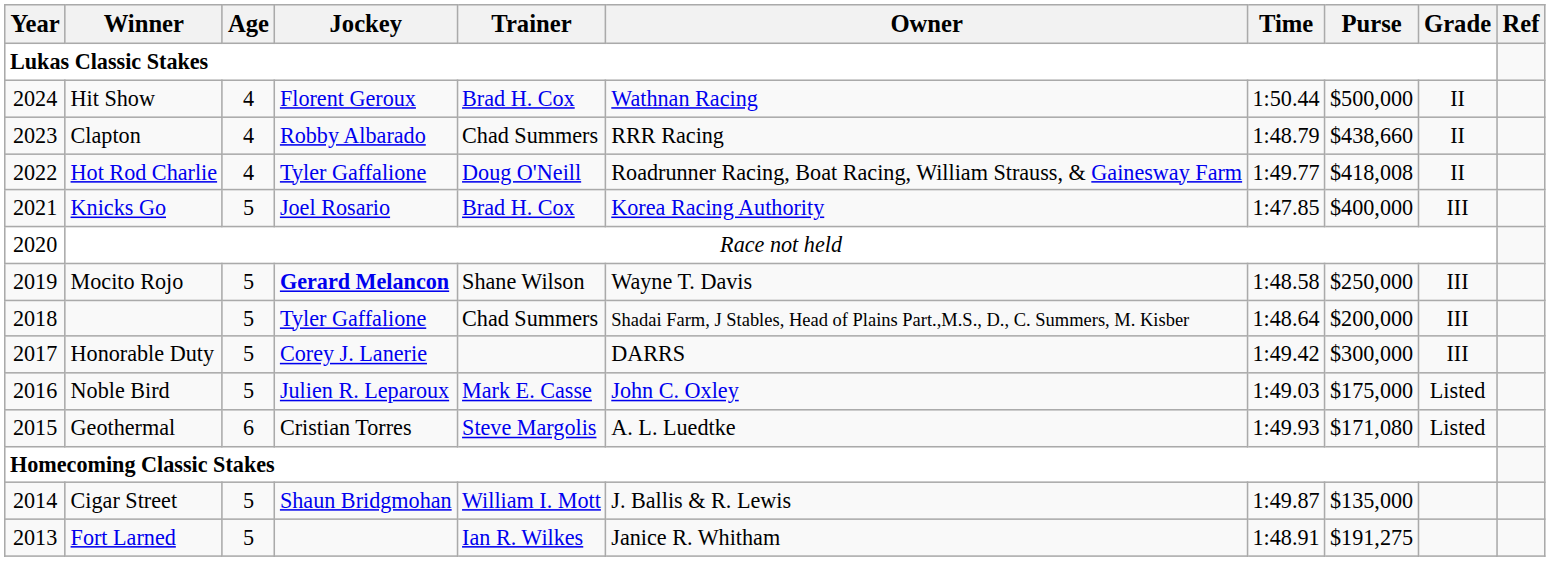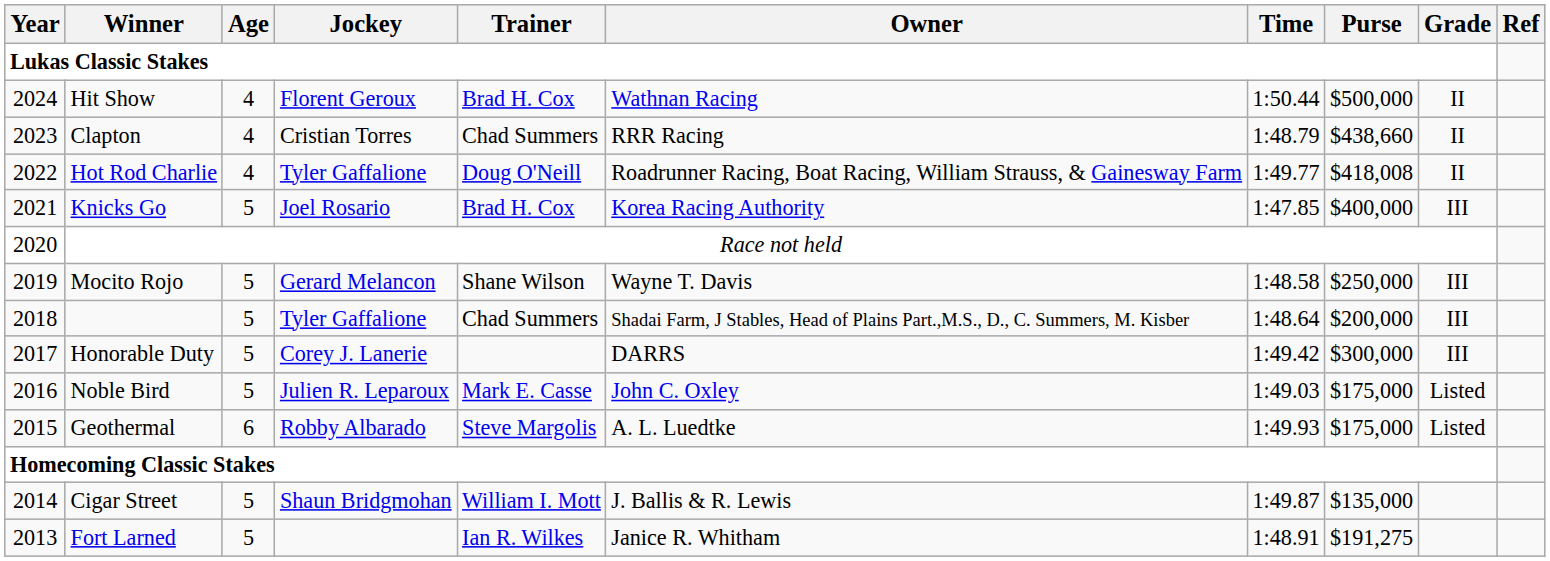(353, 135) Robby Albarado -> (346, 135) Cristian Torres
(365, 281) bold -> (358, 281) normal
(346, 427) Cristian Torres -> (353, 427) Robby Albarado
(1372, 427) $171,080 -> (1372, 427) $175,000
